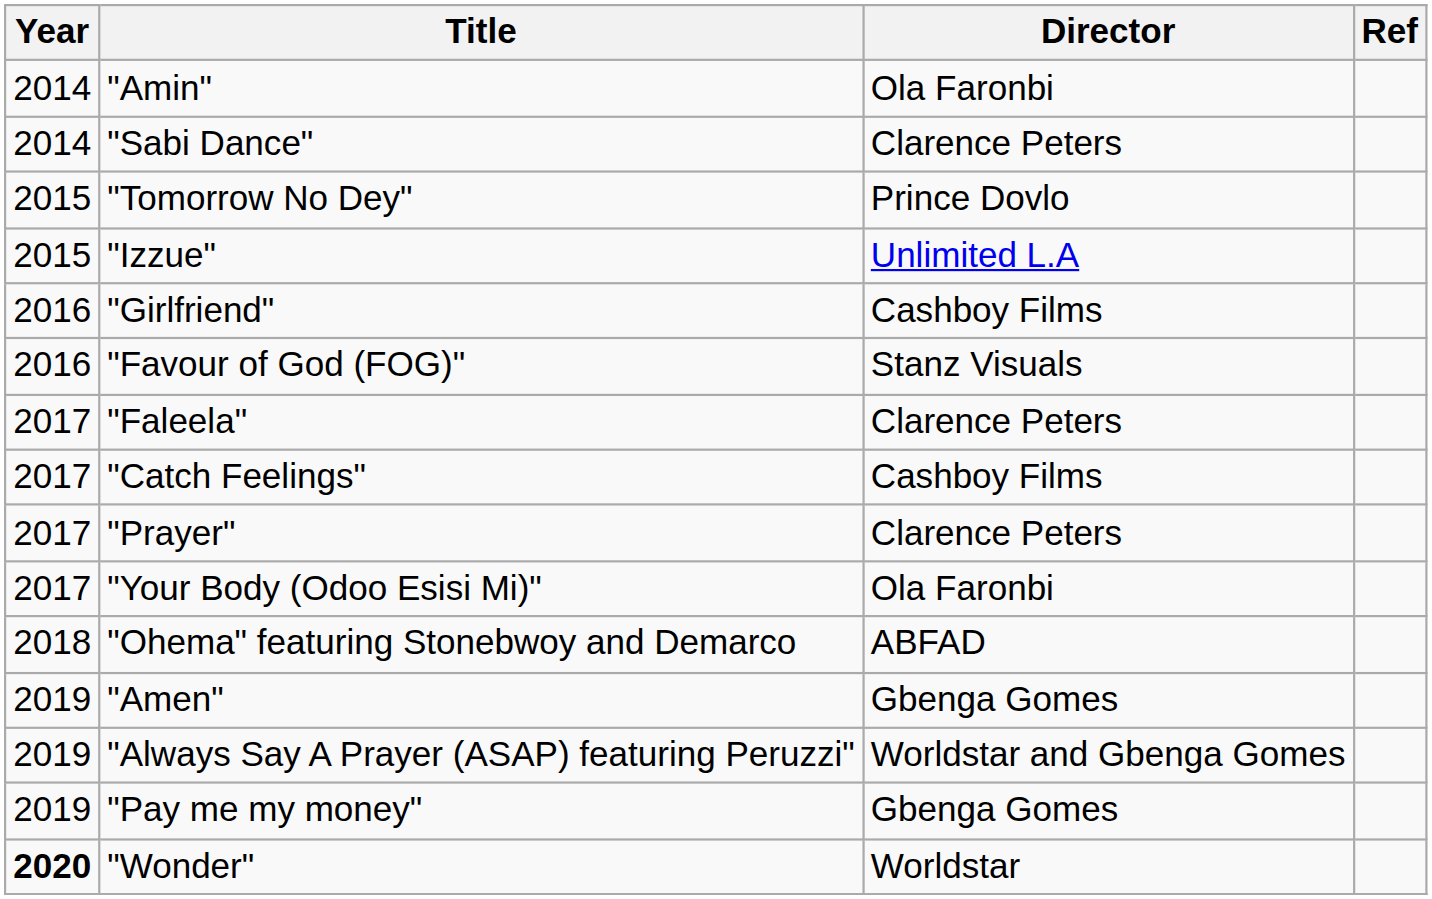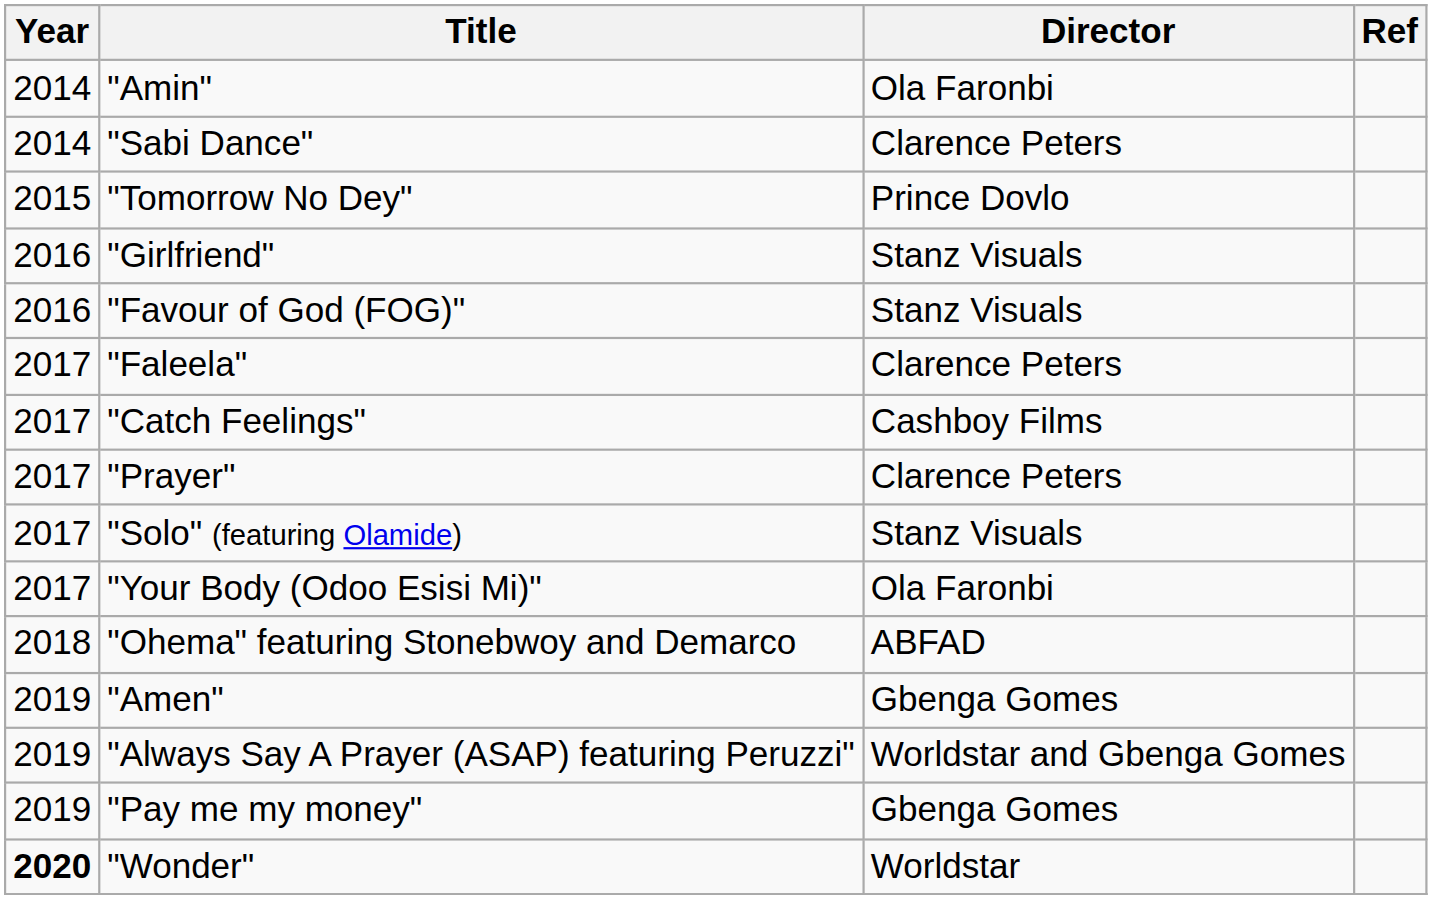- row: (162, 254)
(987, 310) Cashboy Films -> (977, 254) Stanz Visuals
+ row: (285, 532)
